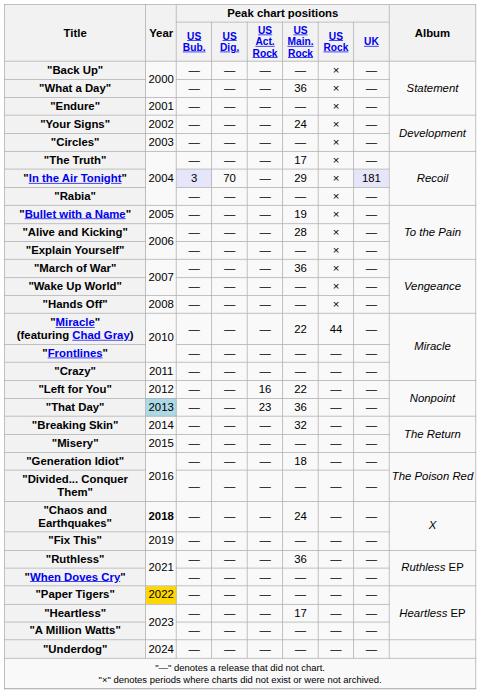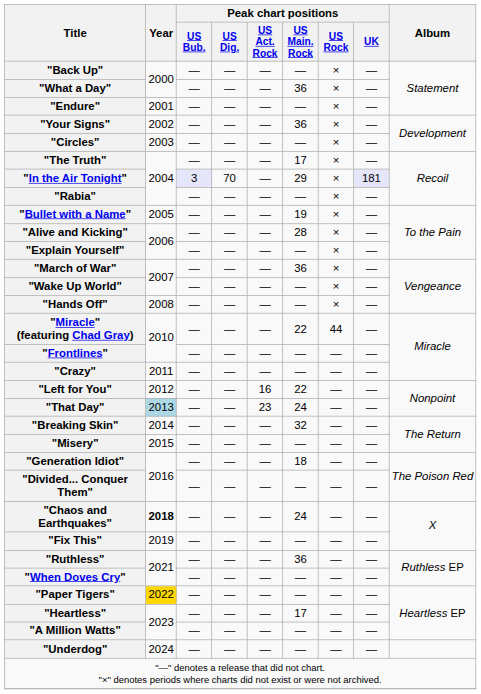(301, 124) 24 -> (301, 124) 36
(301, 407) 36 -> (301, 407) 24
